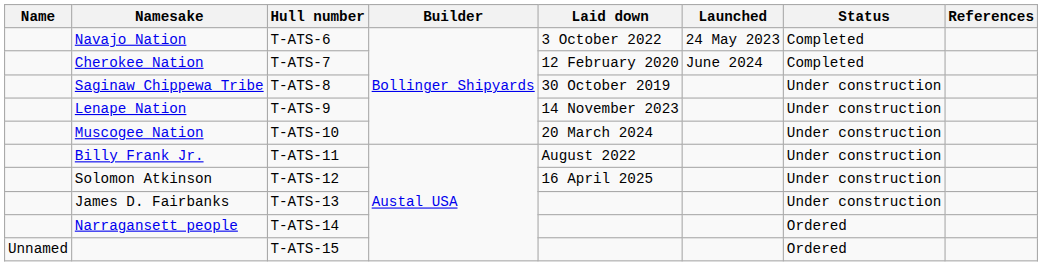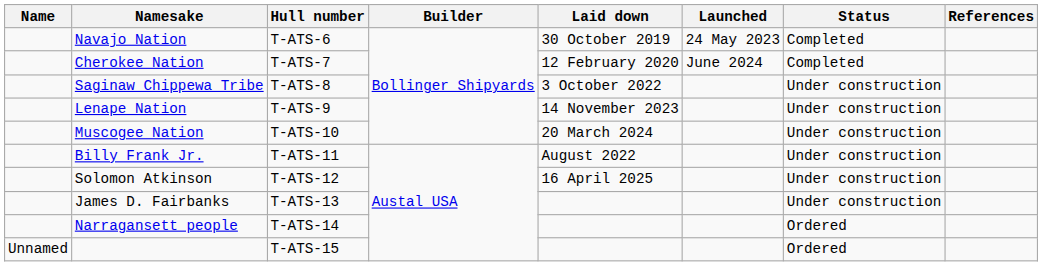(602, 40) 3 October 2022 -> (606, 40) 30 October 2019
(606, 86) 30 October 2019 -> (602, 86) 3 October 2022
